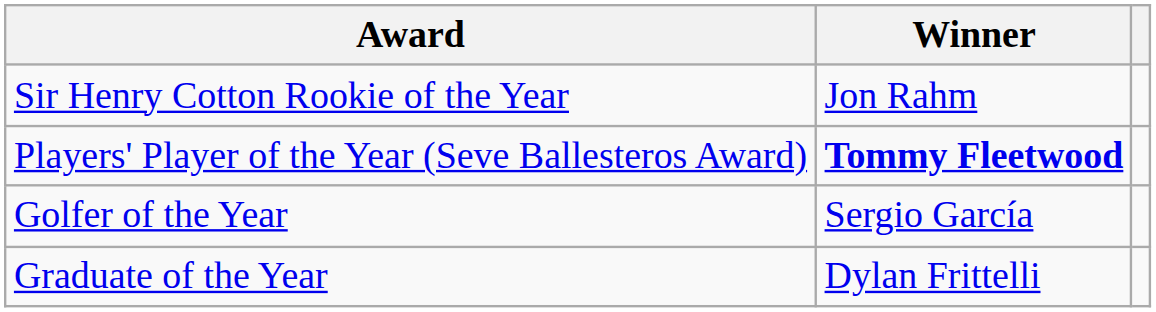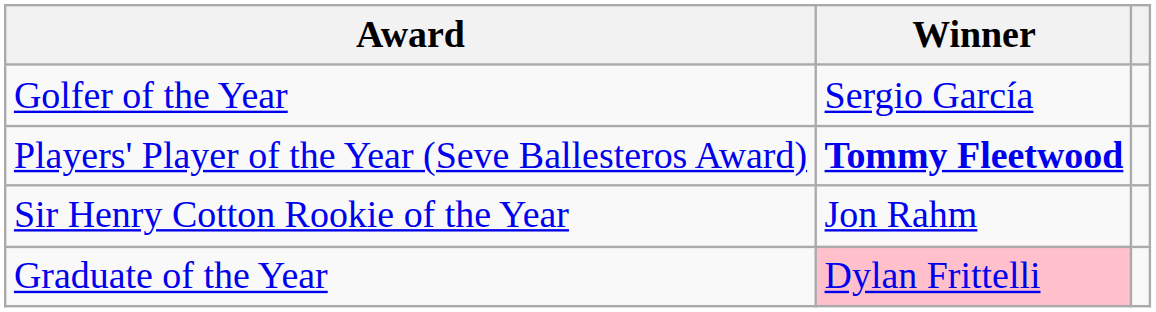rows swapped: (151, 214) <-> (291, 94)
(933, 275) no background -> (933, 275) pink background
